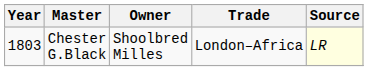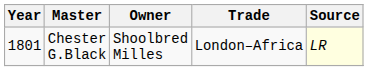(25, 47) 1803 -> (25, 47) 1801
